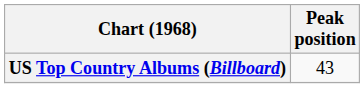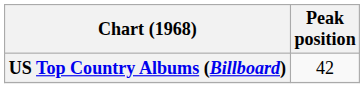(325, 67) 43 -> (325, 67) 42
